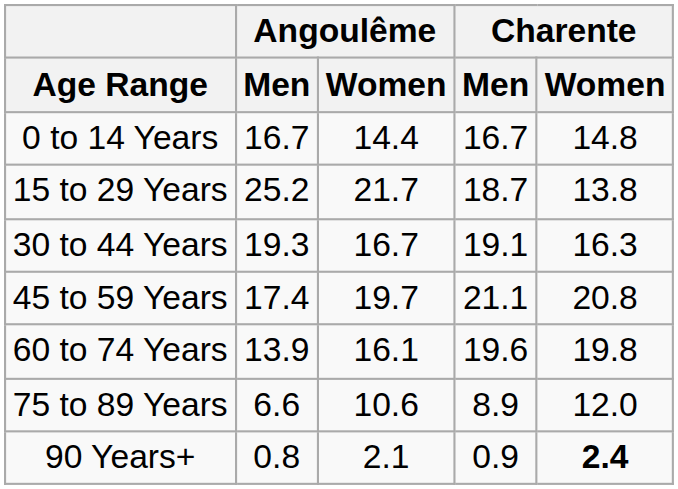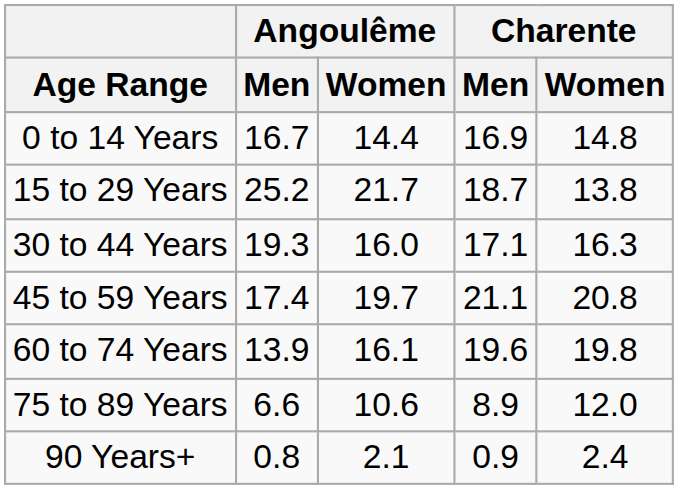(496, 137) 16.7 -> (496, 137) 16.9
(386, 244) 16.7 -> (386, 244) 16.0
(496, 244) 19.1 -> (496, 244) 17.1
(605, 457) bold -> (605, 457) normal
